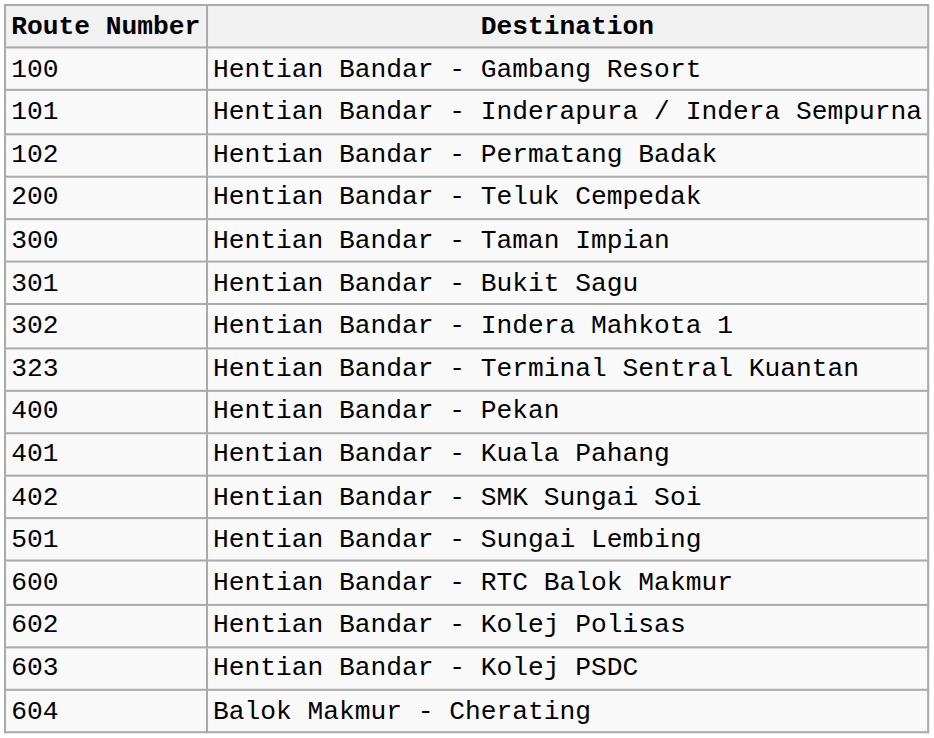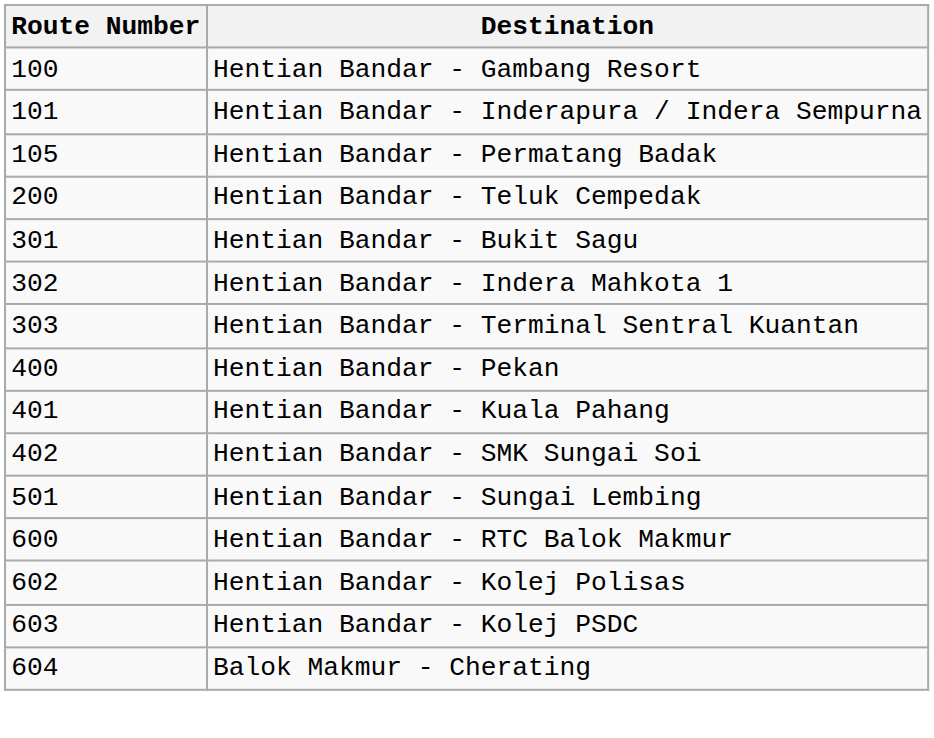(35, 155) 102 -> (35, 155) 105
- row: (441, 240)
(35, 369) 323 -> (35, 326) 303
